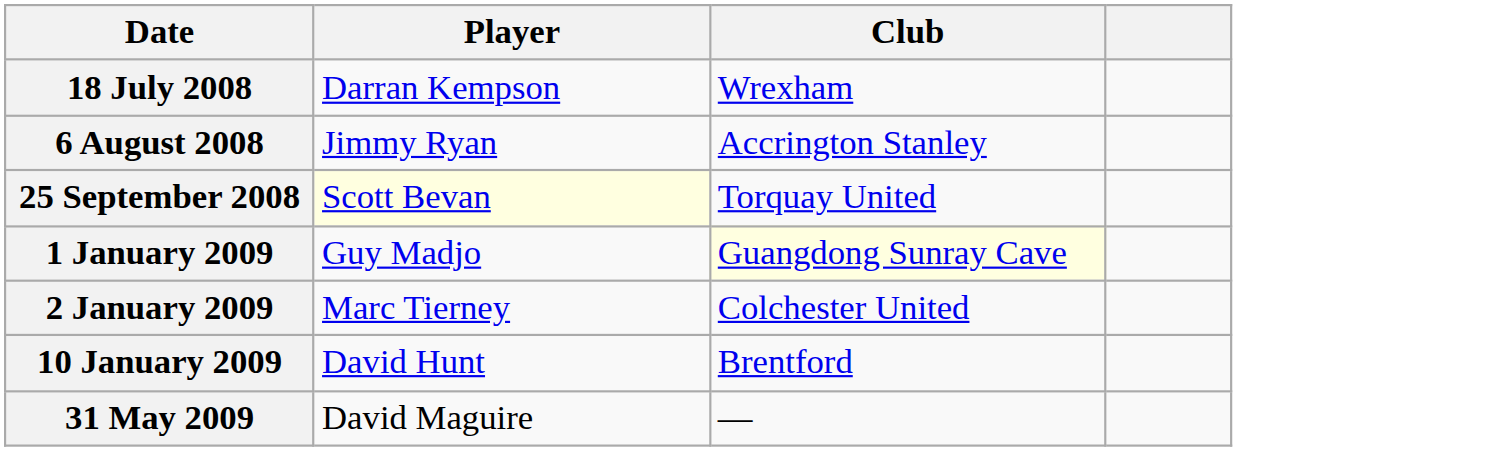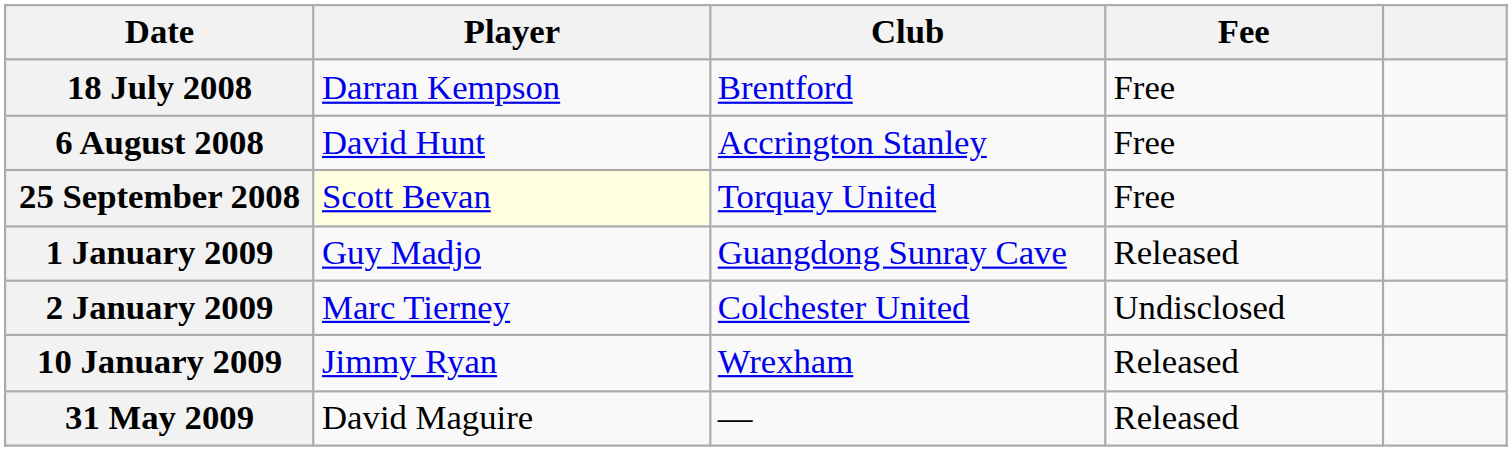+ column: (1244, 32)
(786, 87) Wrexham -> (785, 87) Brentford
(410, 142) Jimmy Ryan -> (404, 142) David Hunt
(892, 252) lightyellow background -> (892, 252) no background
(404, 362) David Hunt -> (410, 362) Jimmy Ryan
(785, 362) Brentford -> (786, 362) Wrexham
